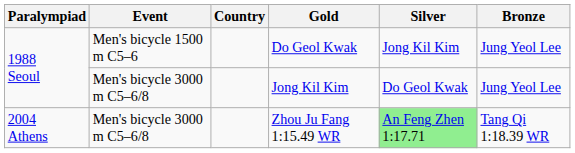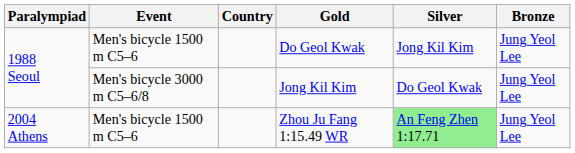(148, 128) Men's bicycle 3000 m C5–6/8 -> (148, 128) Men's bicycle 1500 m C5–6
(515, 128) Tang Qi 1:18.39 WR -> (528, 128) Jung Yeol Lee
